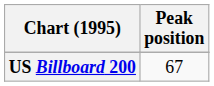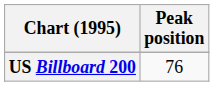(174, 66) 67 -> (174, 66) 76
